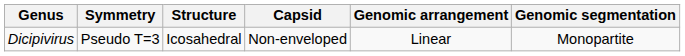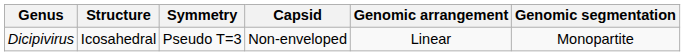columns swapped: (204, 16) <-> (120, 16)
